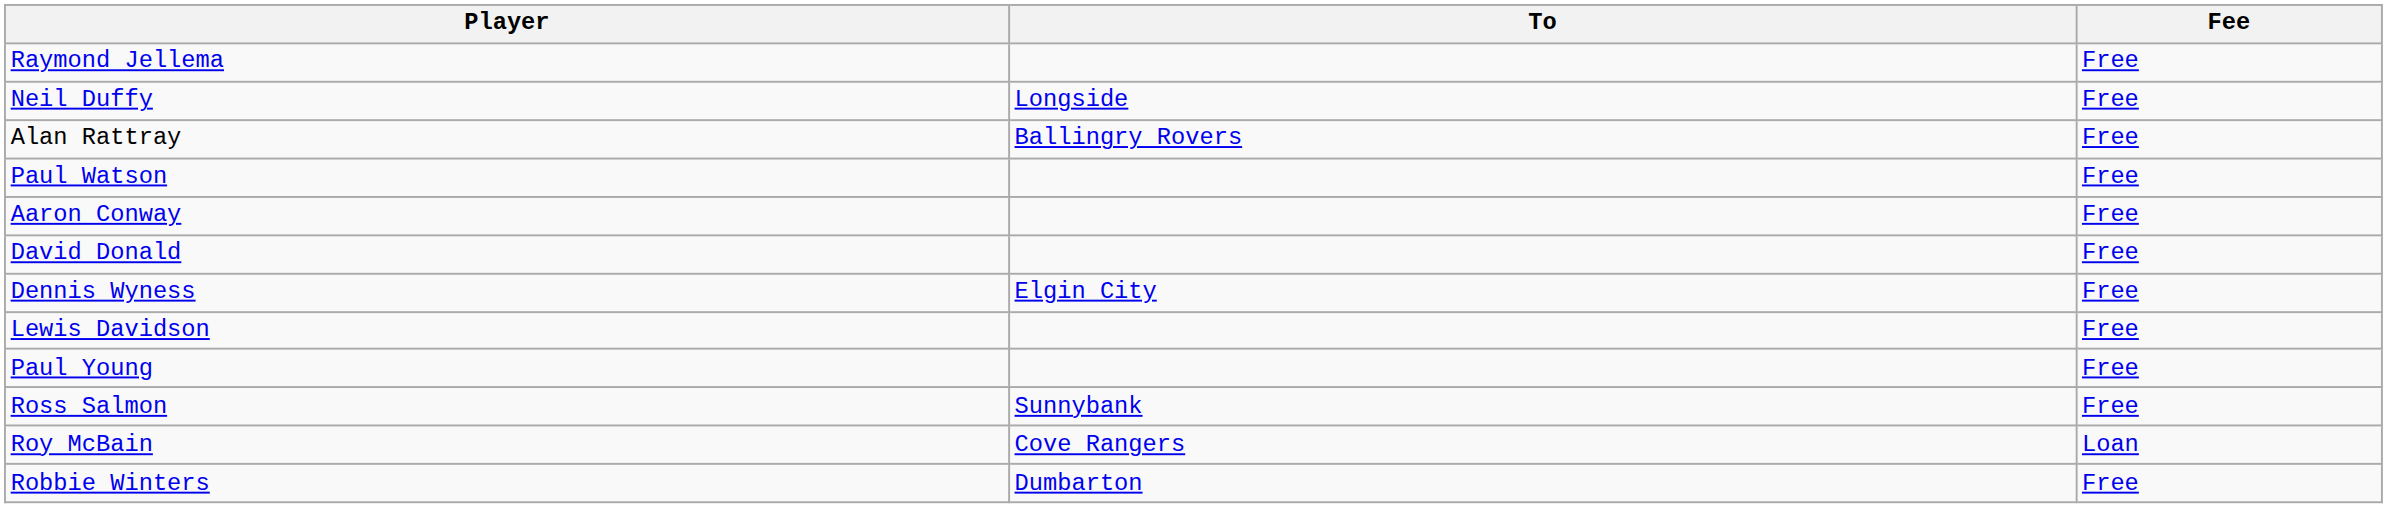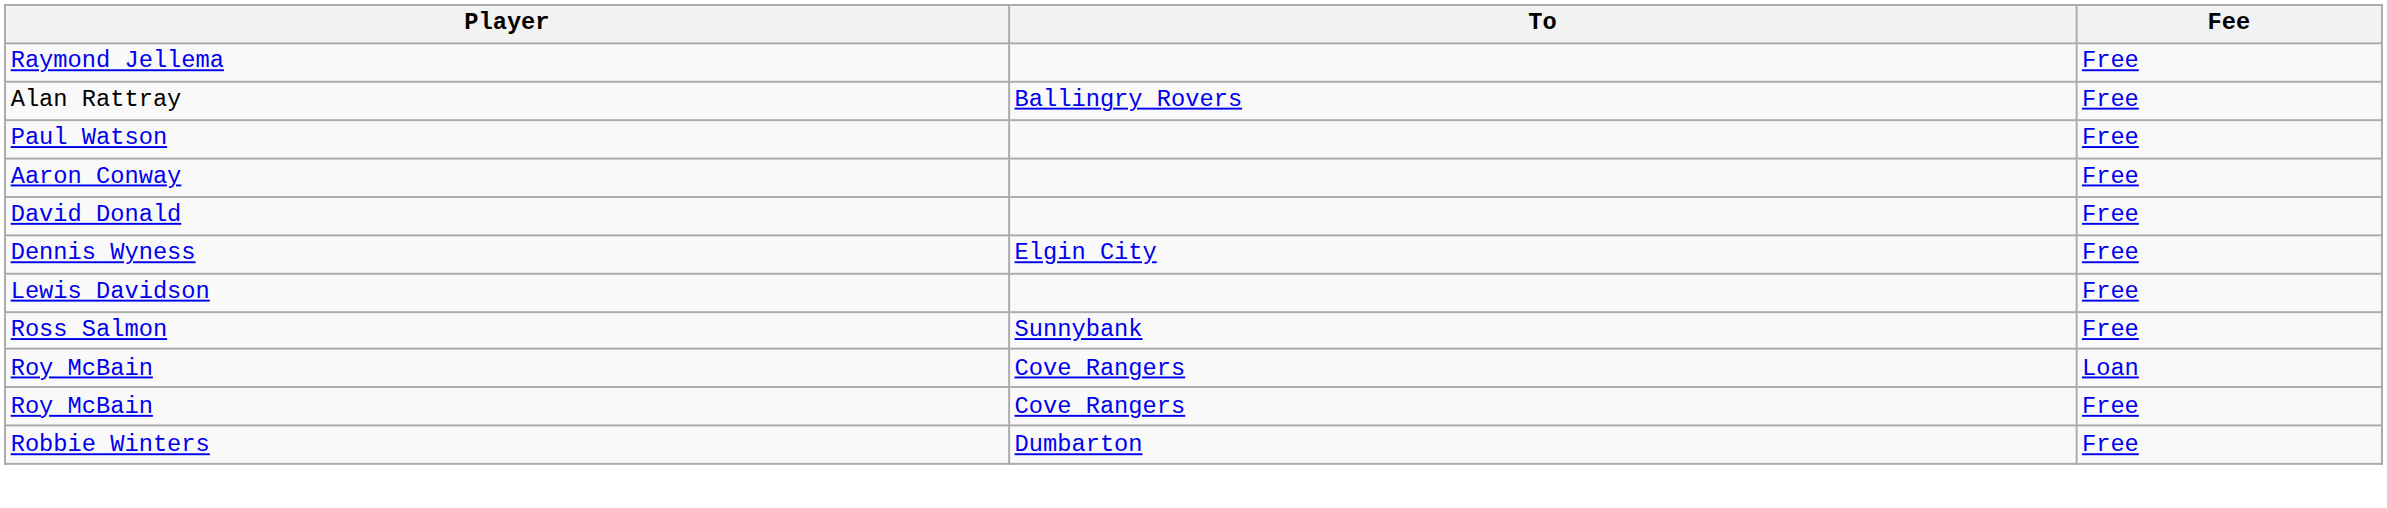- row: (82, 101)
- row: (82, 369)
+ row: (82, 407)
